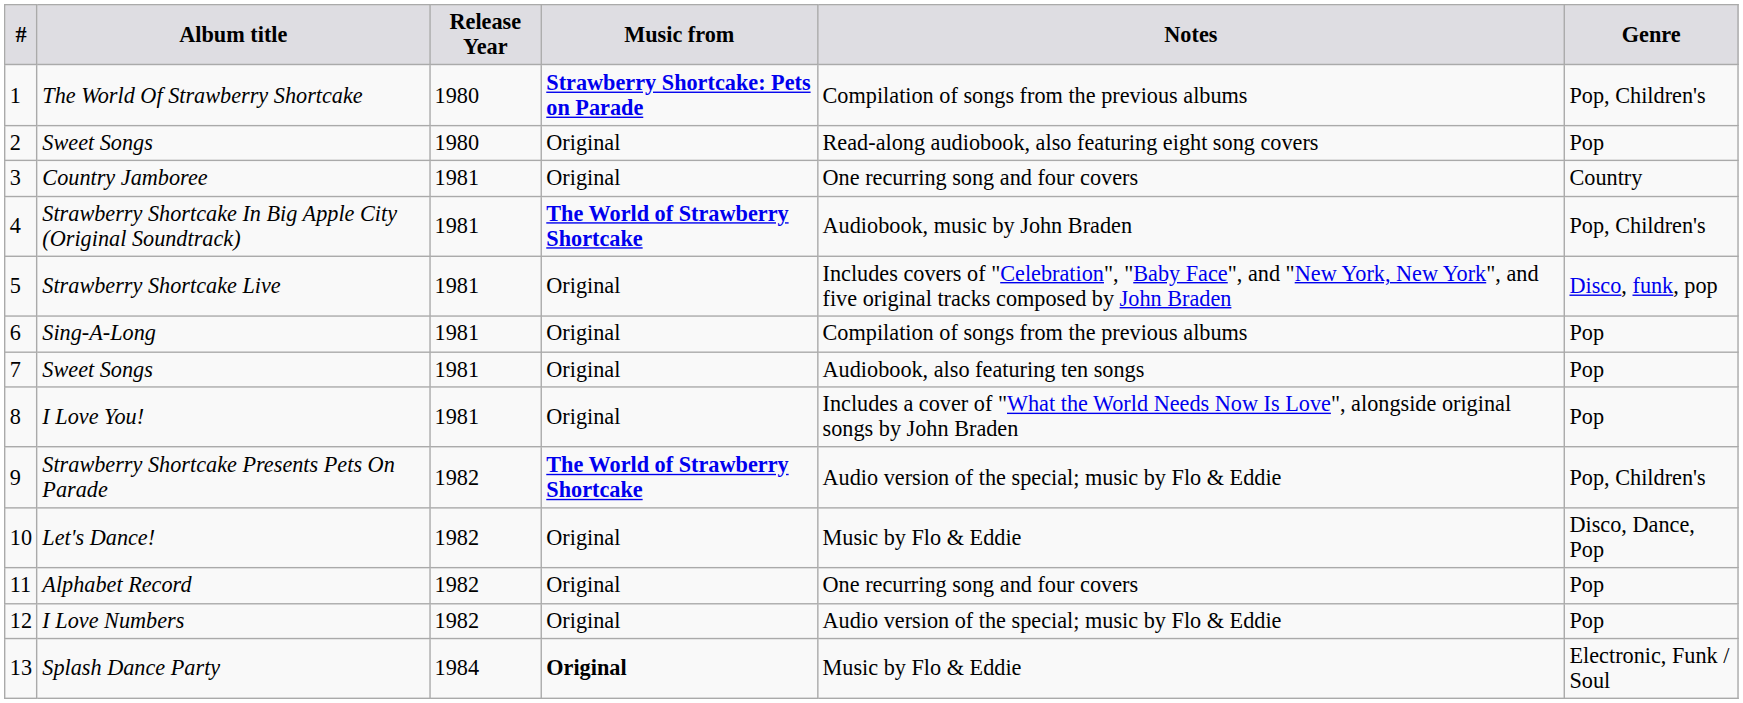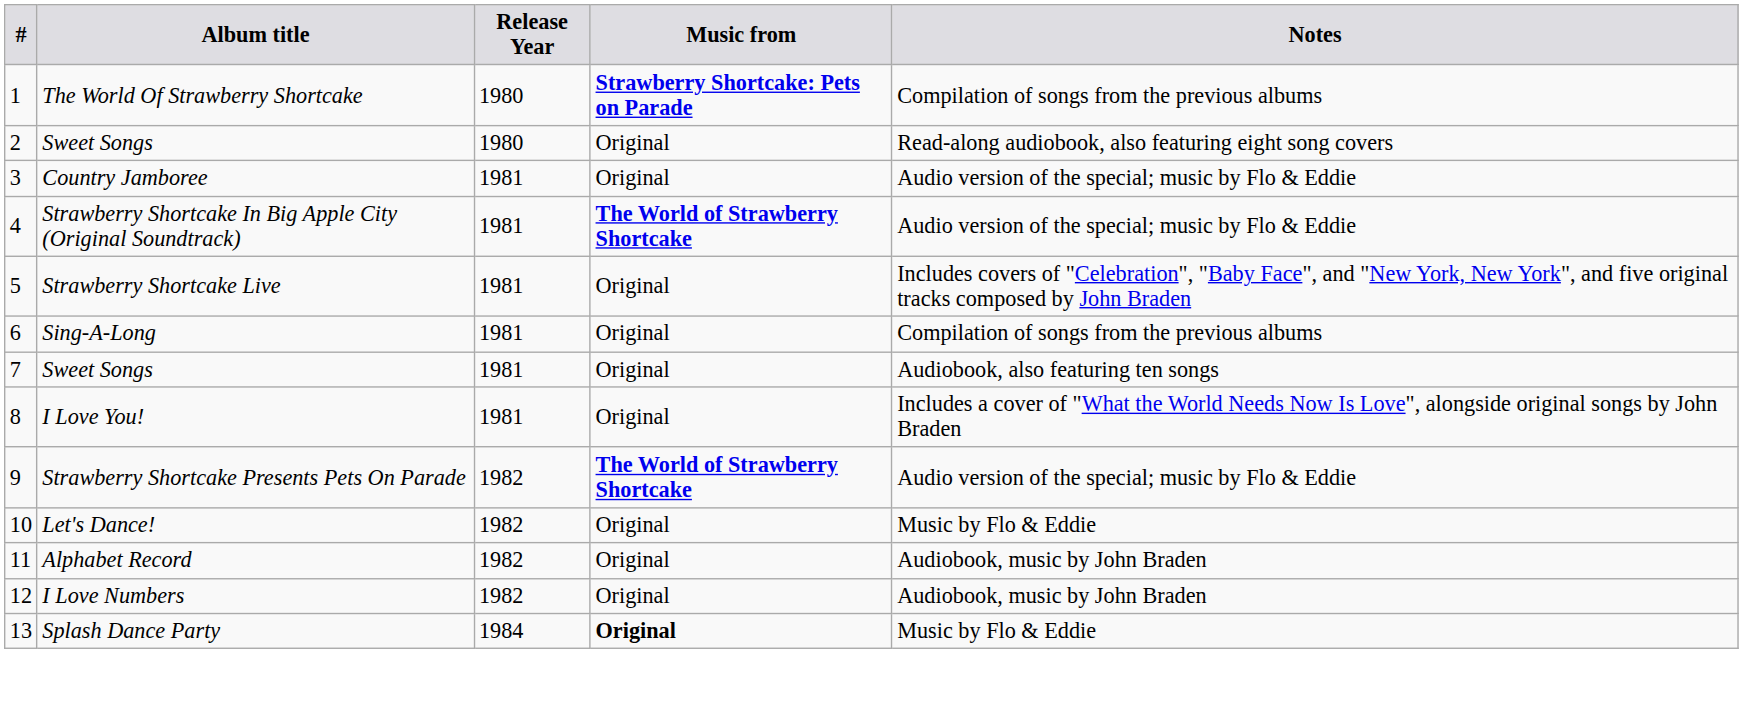- column: (1651, 34)
(980, 177) One recurring song and four covers -> (1127, 177) Audio version of the special; music by Flo & Eddie
(977, 225) Audiobook, music by John Braden -> (1127, 225) Audio version of the special; music by Flo & Eddie
(980, 585) One recurring song and four covers -> (1052, 560) Audiobook, music by John Braden
(1052, 620) Audio version of the special; music by Flo & Eddie -> (1052, 595) Audiobook, music by John Braden
